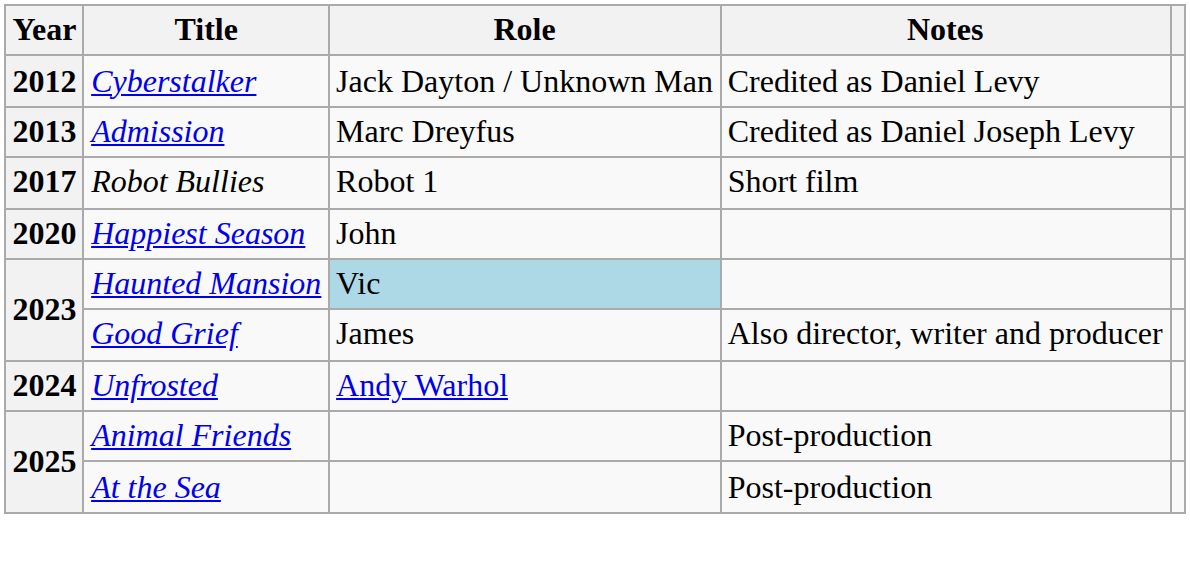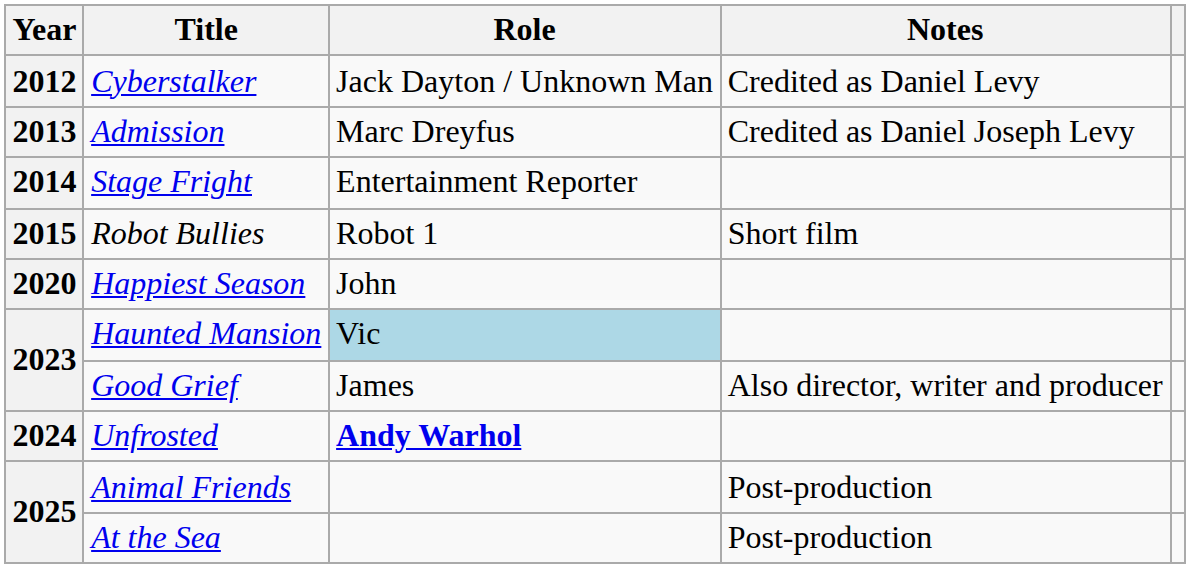+ row: (172, 182)
(44, 182) 2017 -> (44, 232) 2015
(422, 385) normal -> (429, 435) bold
